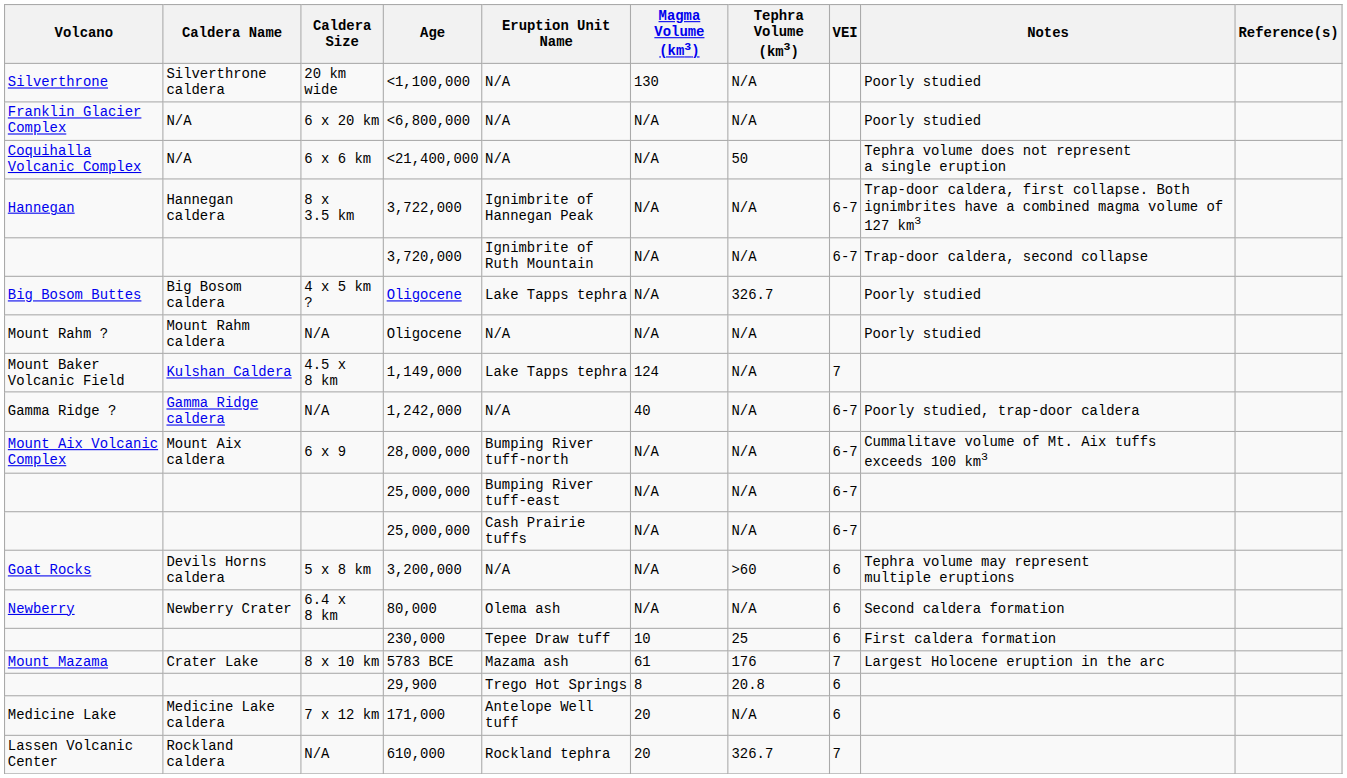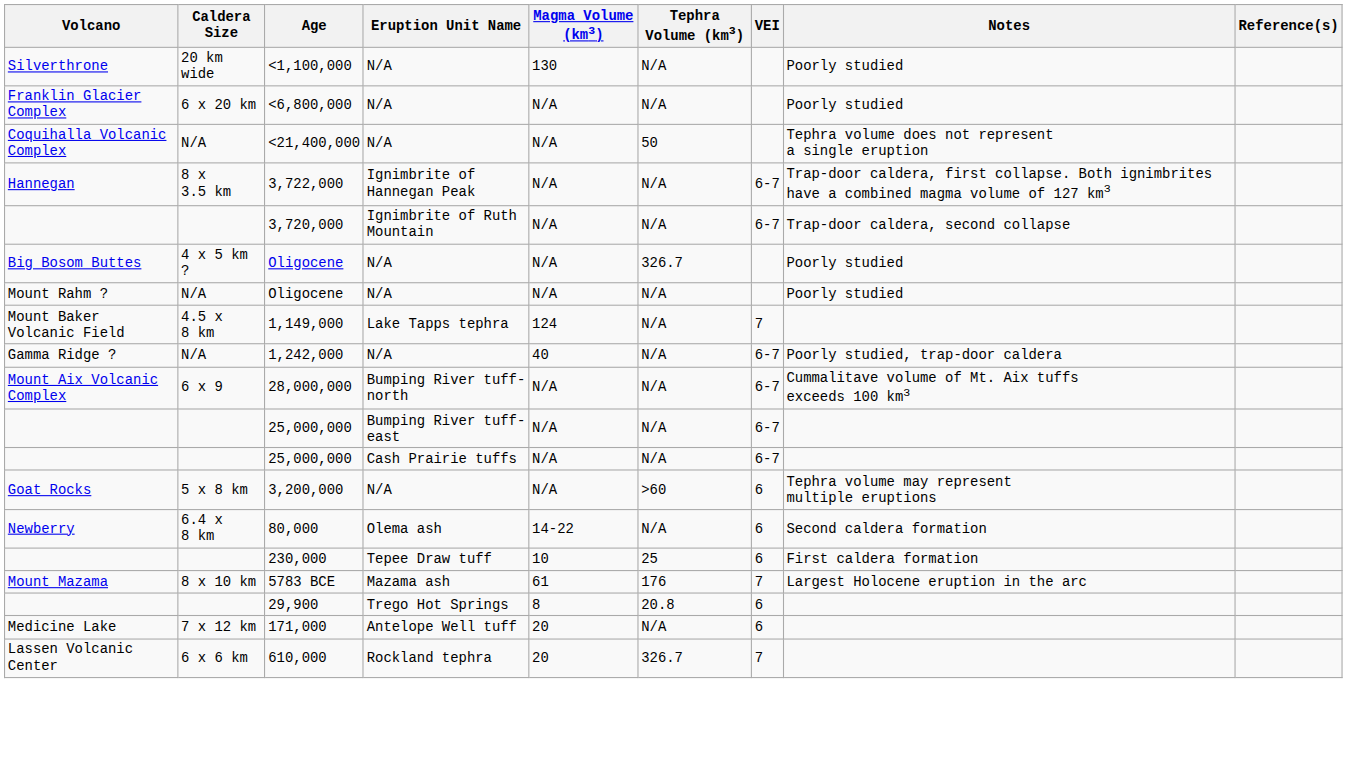- column: (232, 34)
(338, 160) 6 x 6 km -> (194, 144) N/A
(556, 295) Lake Tapps tephra -> (379, 263) N/A
(646, 609) N/A -> (553, 529) 14-22
(317, 754) N/A -> (214, 658) 6 x 6 km
